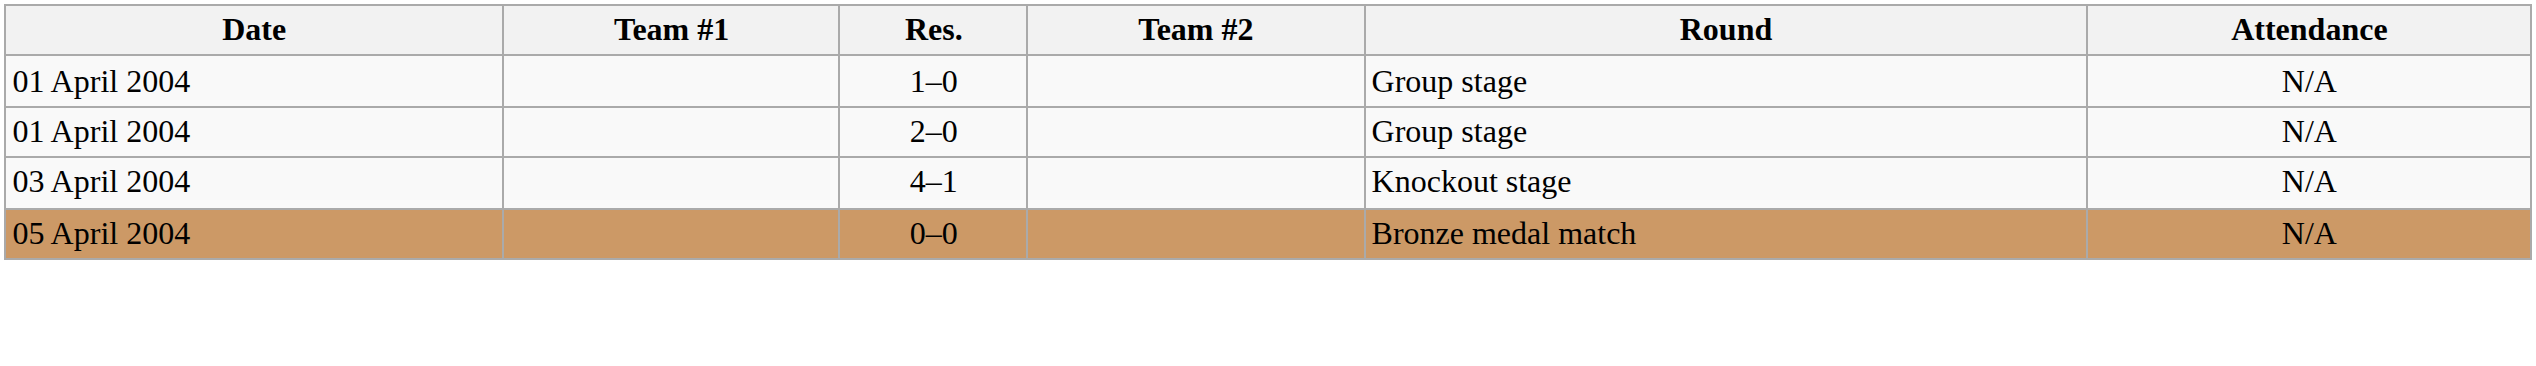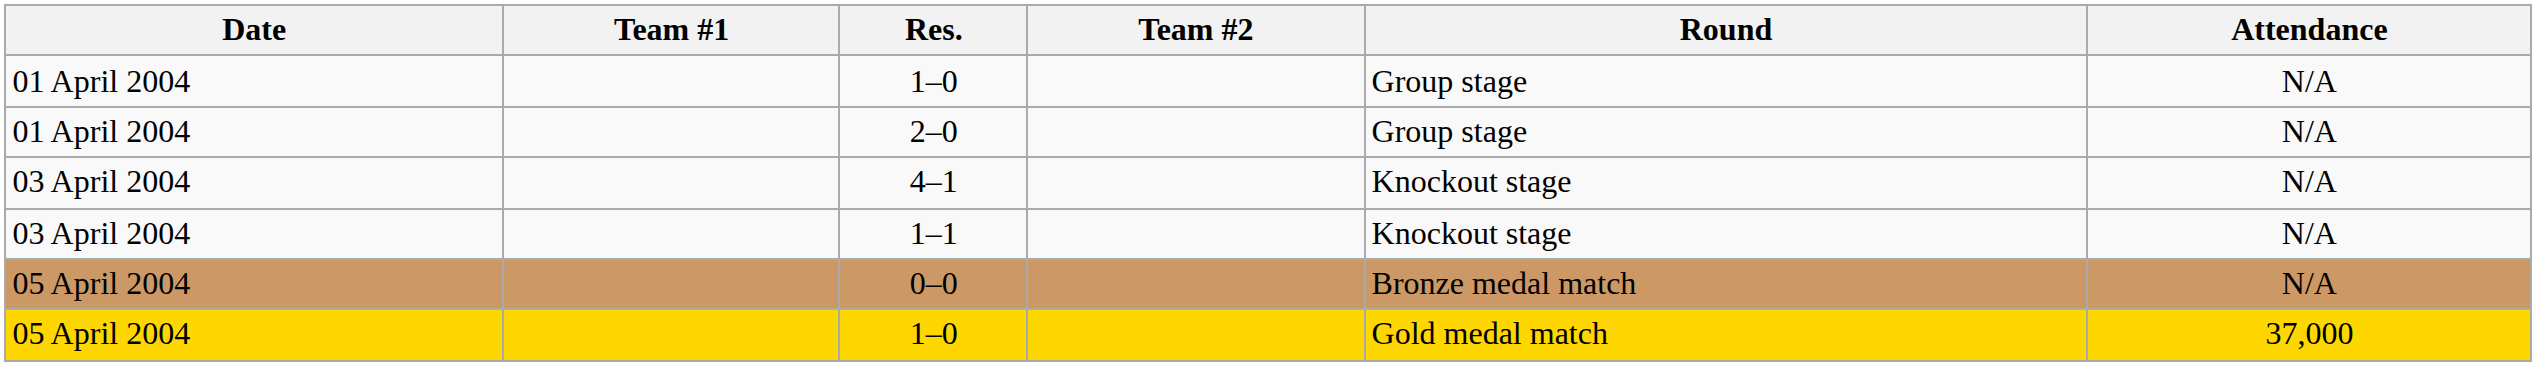+ row: (101, 232)
+ row: (101, 334)
